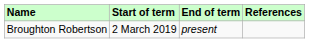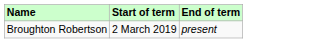- column: (273, 12)
